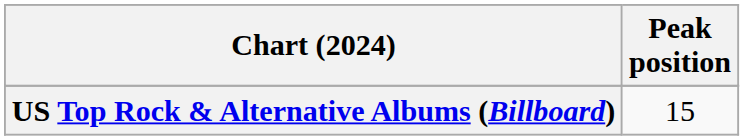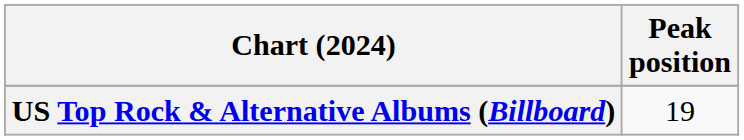(680, 109) 15 -> (680, 109) 19
